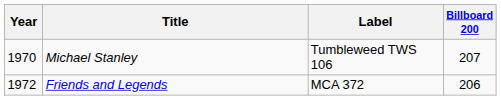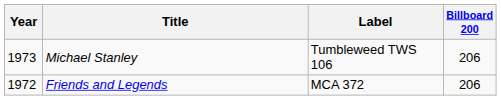(22, 57) 1970 -> (22, 57) 1973
(470, 57) 207 -> (470, 57) 206
